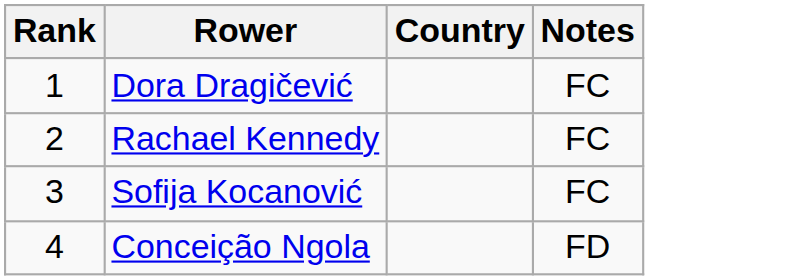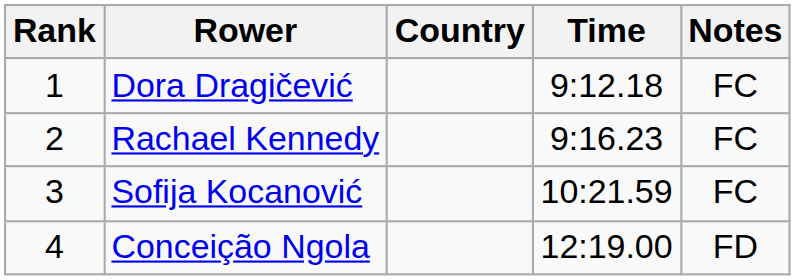+ column: (607, 31)
